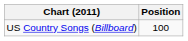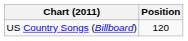(161, 28) 100 -> (161, 28) 120
